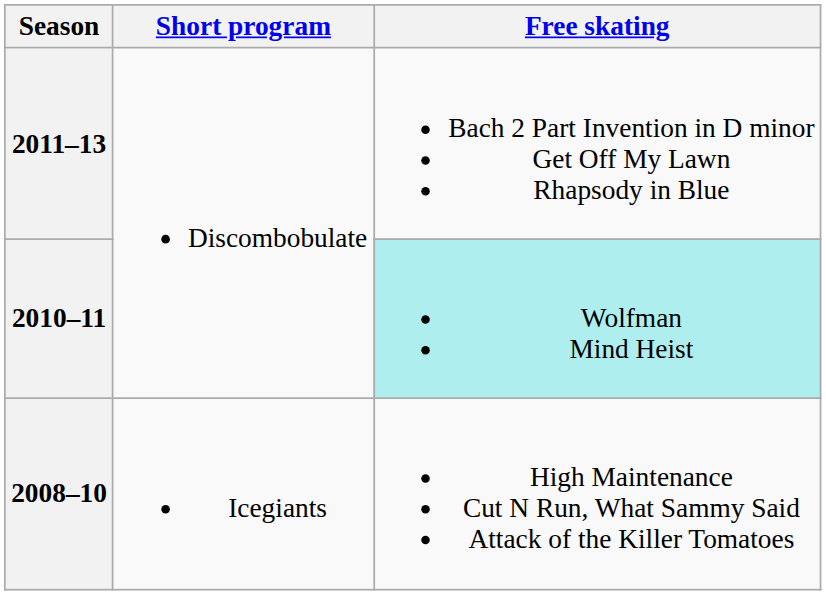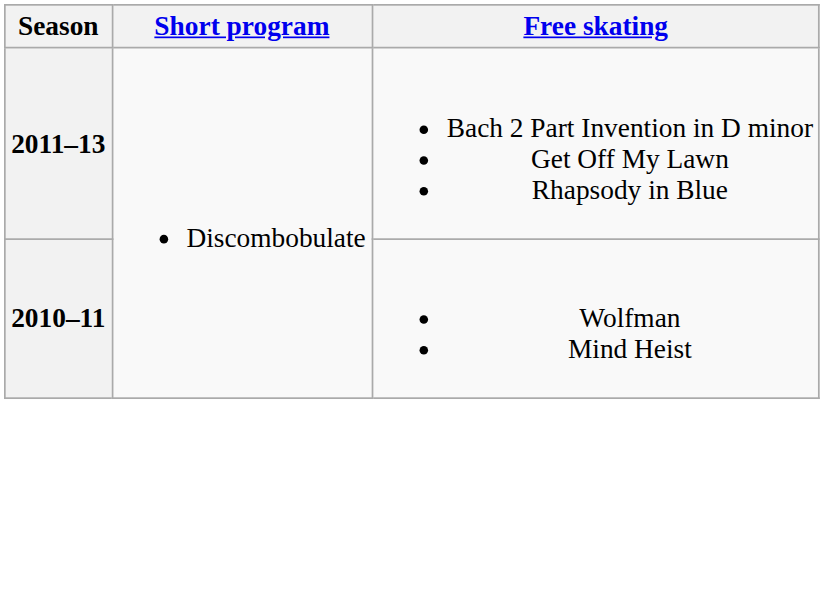(597, 334) paleturquoise background -> (596, 334) no background
- row: (59, 493)
